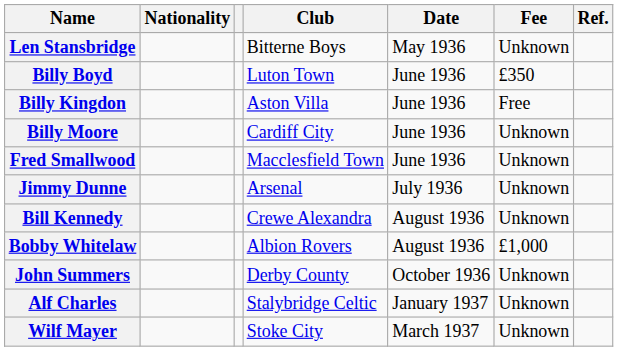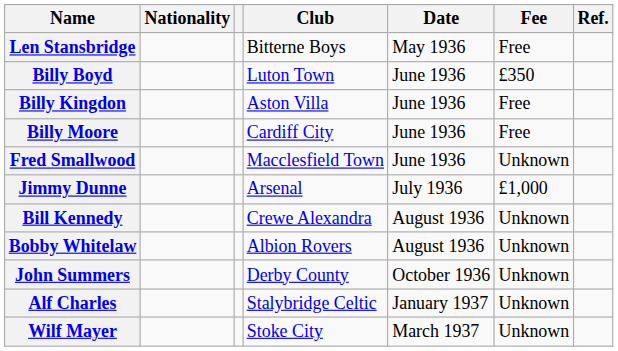(534, 47) Unknown -> (514, 47) Free
(534, 132) Unknown -> (514, 132) Free
(534, 189) Unknown -> (523, 189) £1,000
(523, 246) £1,000 -> (534, 246) Unknown
